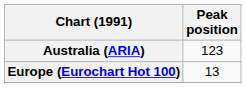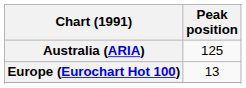(212, 51) 123 -> (212, 51) 125
